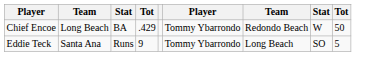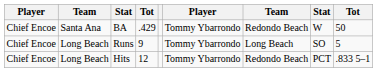(85, 28) Long Beach -> (81, 28) Santa Ana
(29, 43) Eddie Teck -> (31, 43) Chief Encoe
(81, 43) Santa Ana -> (85, 43) Long Beach
+ row: (122, 59)
